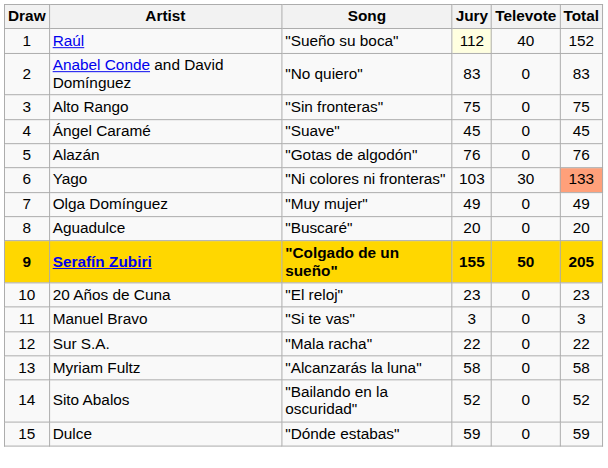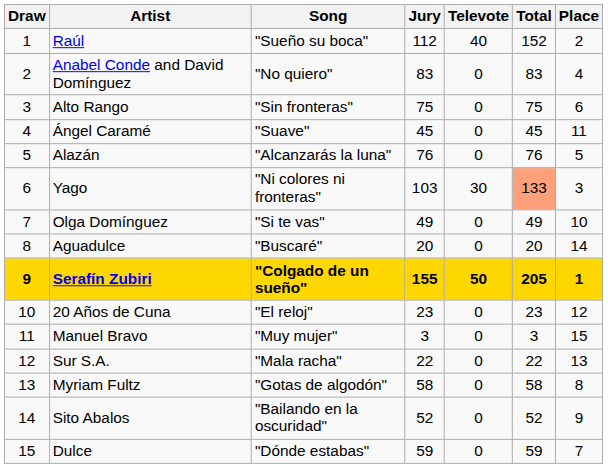+ column: (579, 16)
(472, 41) lightyellow background -> (425, 41) no background
(351, 155) "Gotas de algodón" -> (323, 155) "Alcanzarás la luna"
(326, 204) "Muy mujer" -> (290, 221) "Si te vas"
(320, 319) "Si te vas" -> (296, 336) "Muy mujer"
(353, 367) "Alcanzarás la luna" -> (321, 385) "Gotas de algodón"
